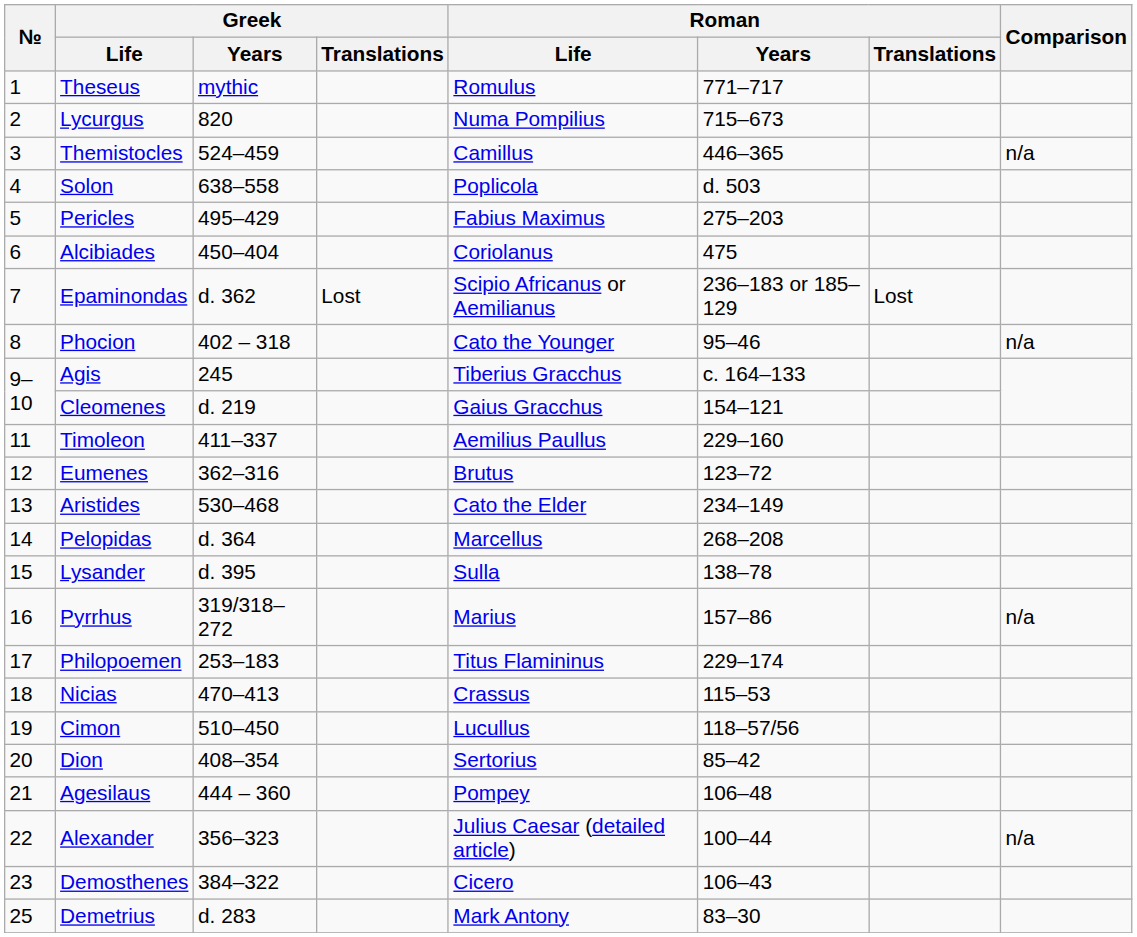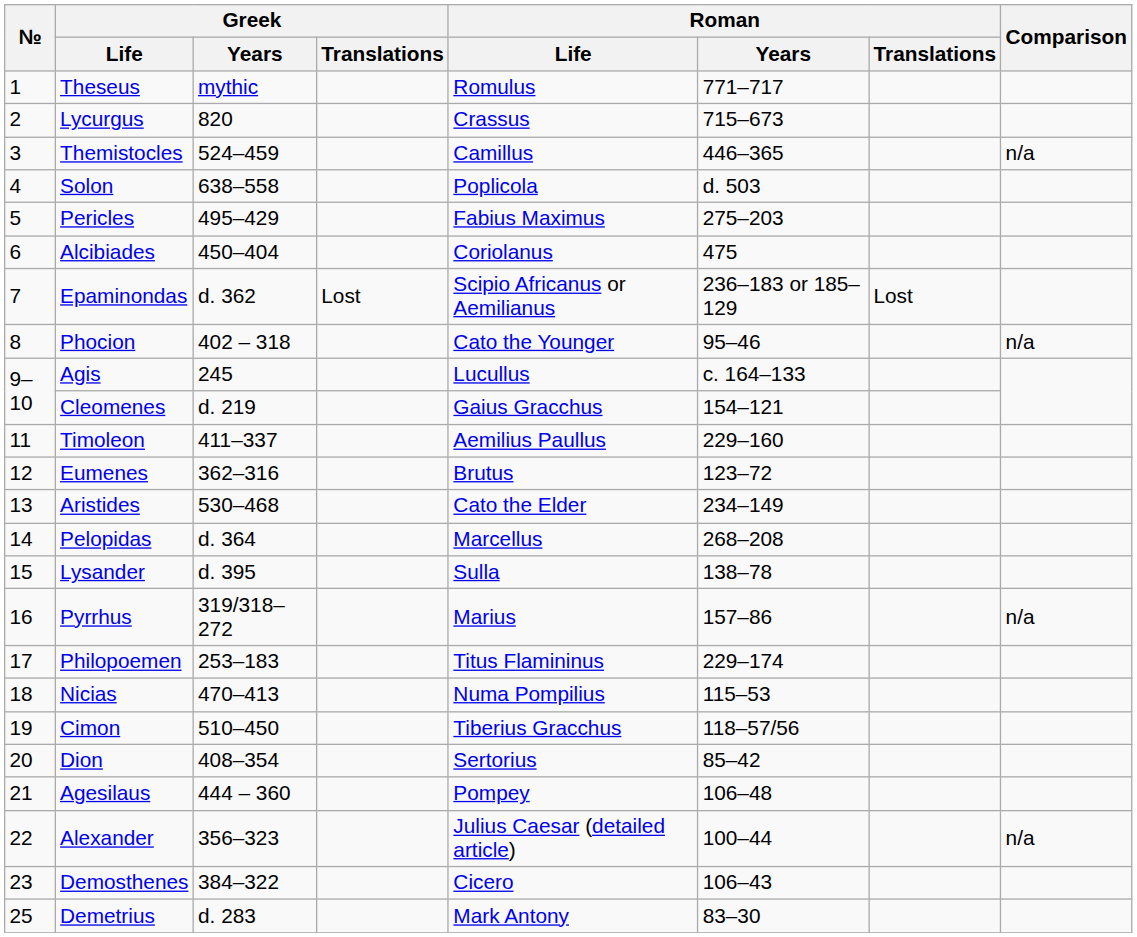(529, 119) Numa Pompilius -> (492, 119) Crassus
(537, 374) Tiberius Gracchus -> (492, 374) Lucullus
(492, 694) Crassus -> (529, 694) Numa Pompilius
(492, 727) Lucullus -> (537, 727) Tiberius Gracchus
